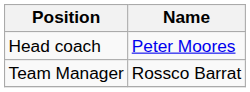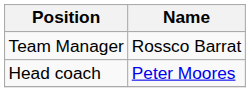rows swapped: (55, 45) <-> (66, 73)
